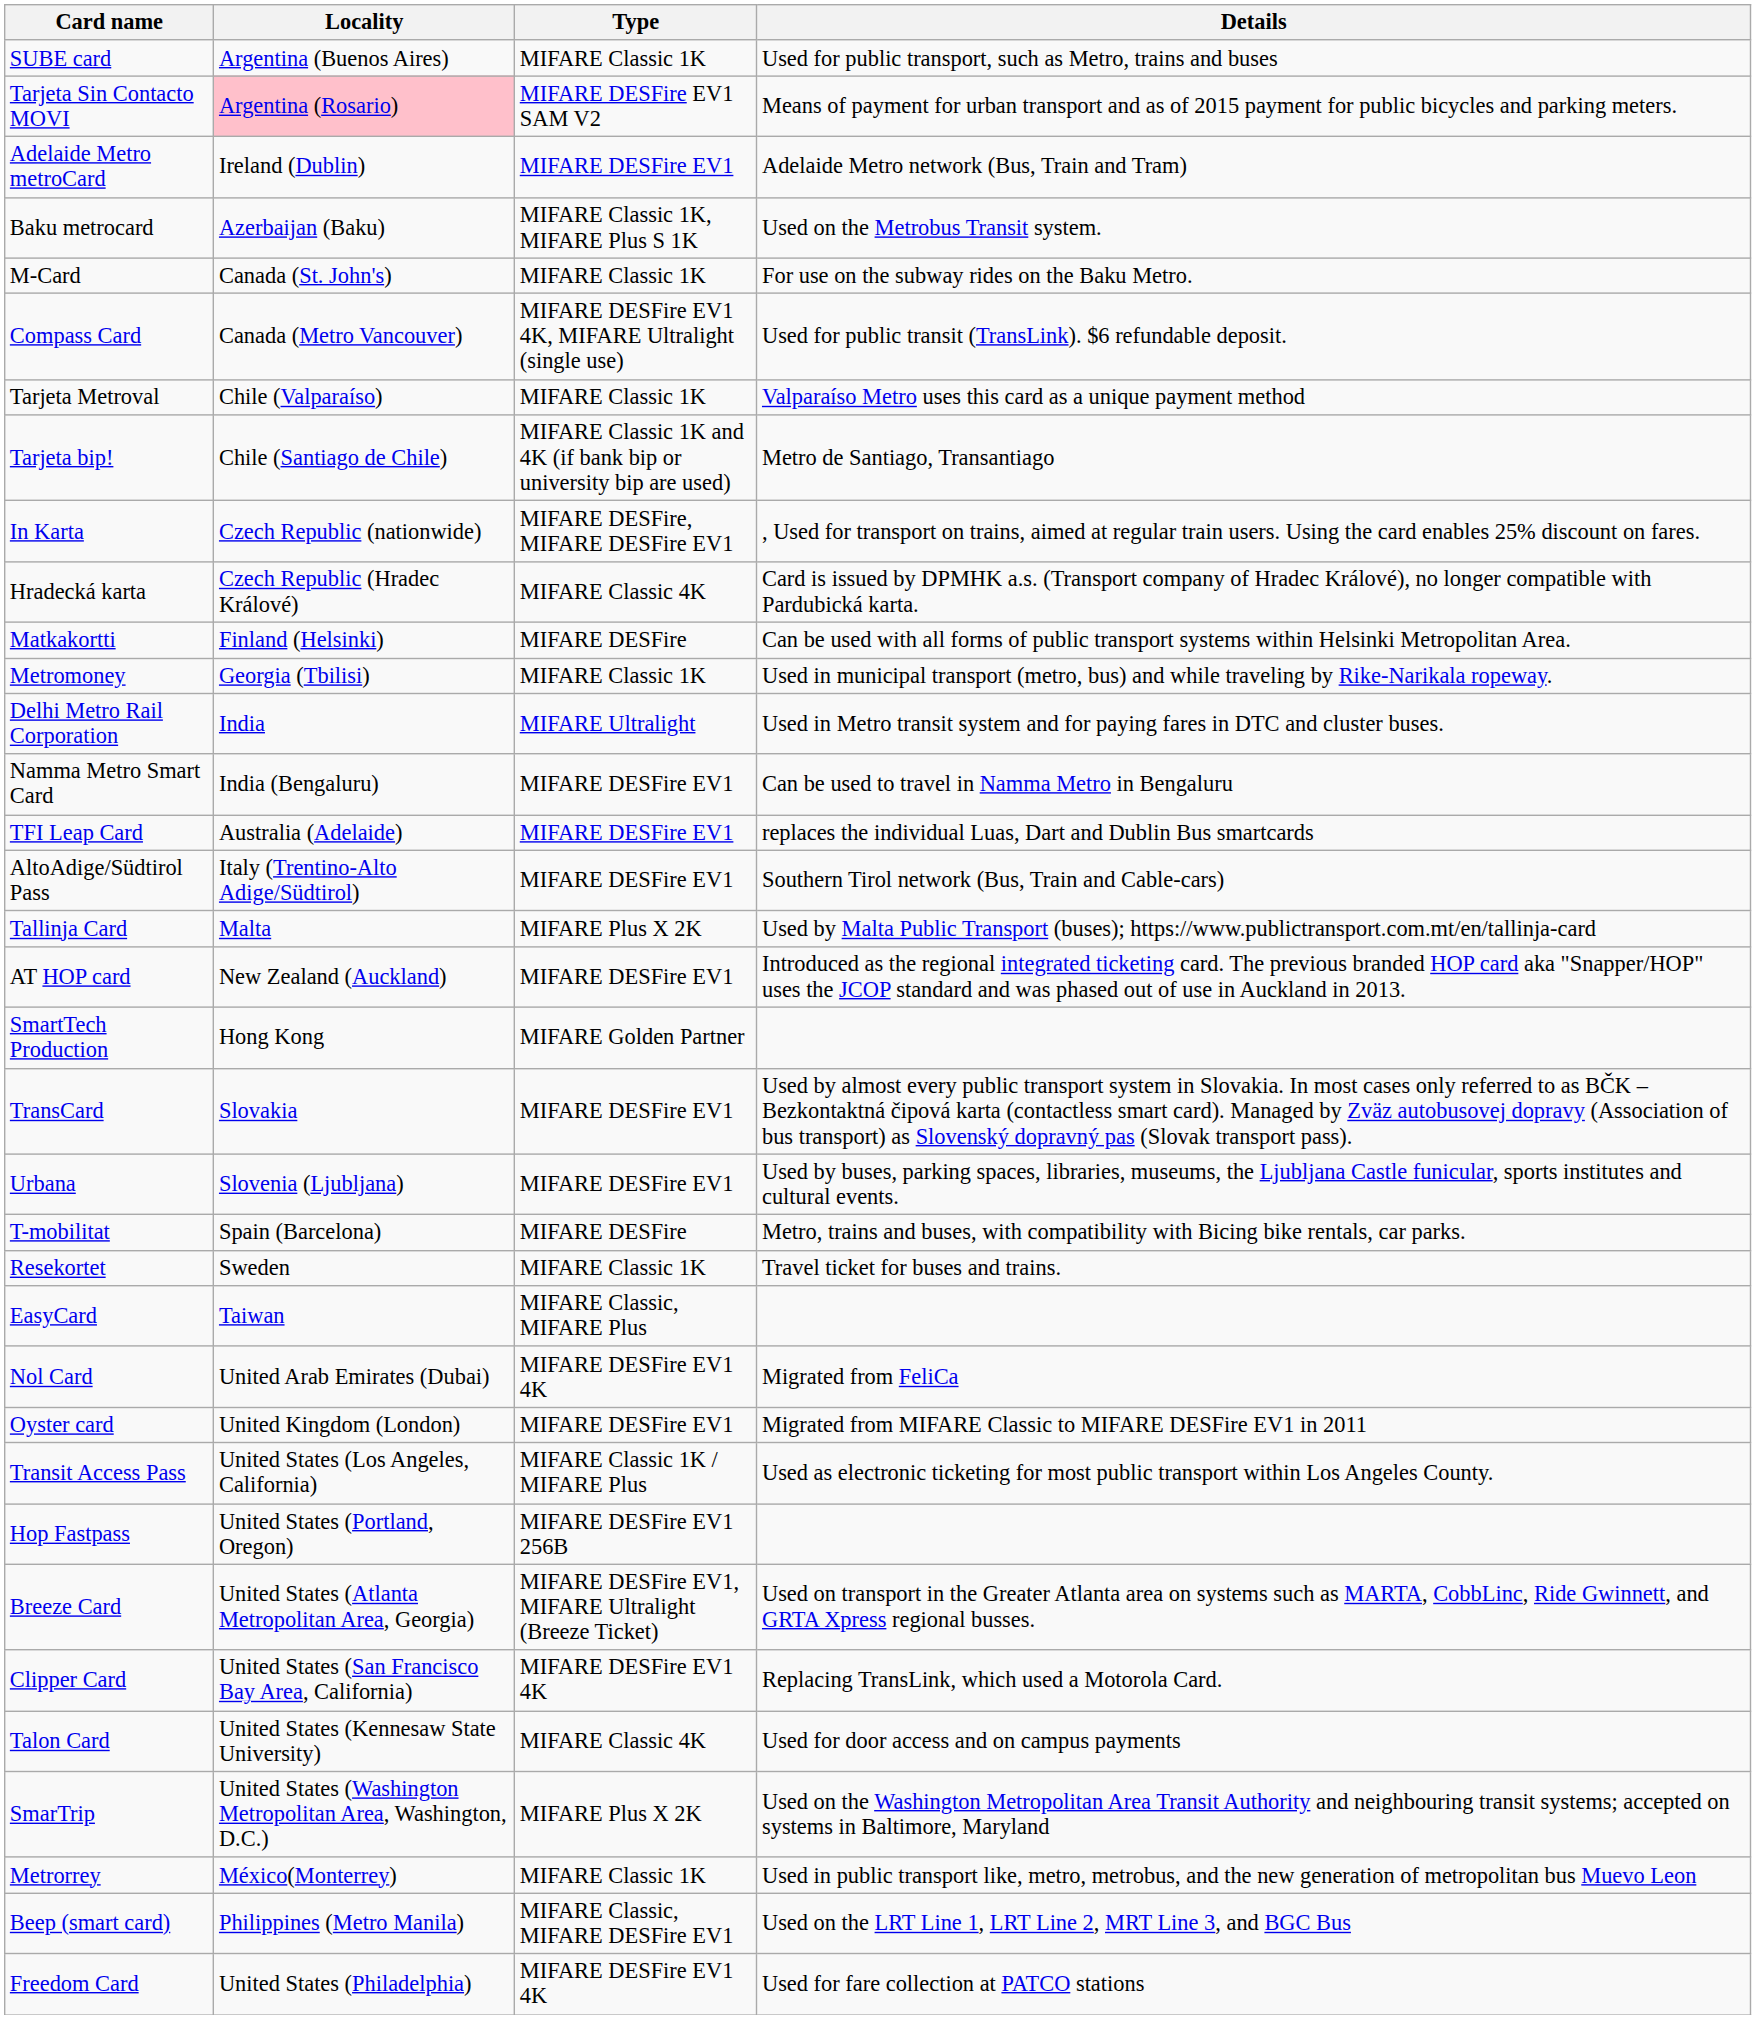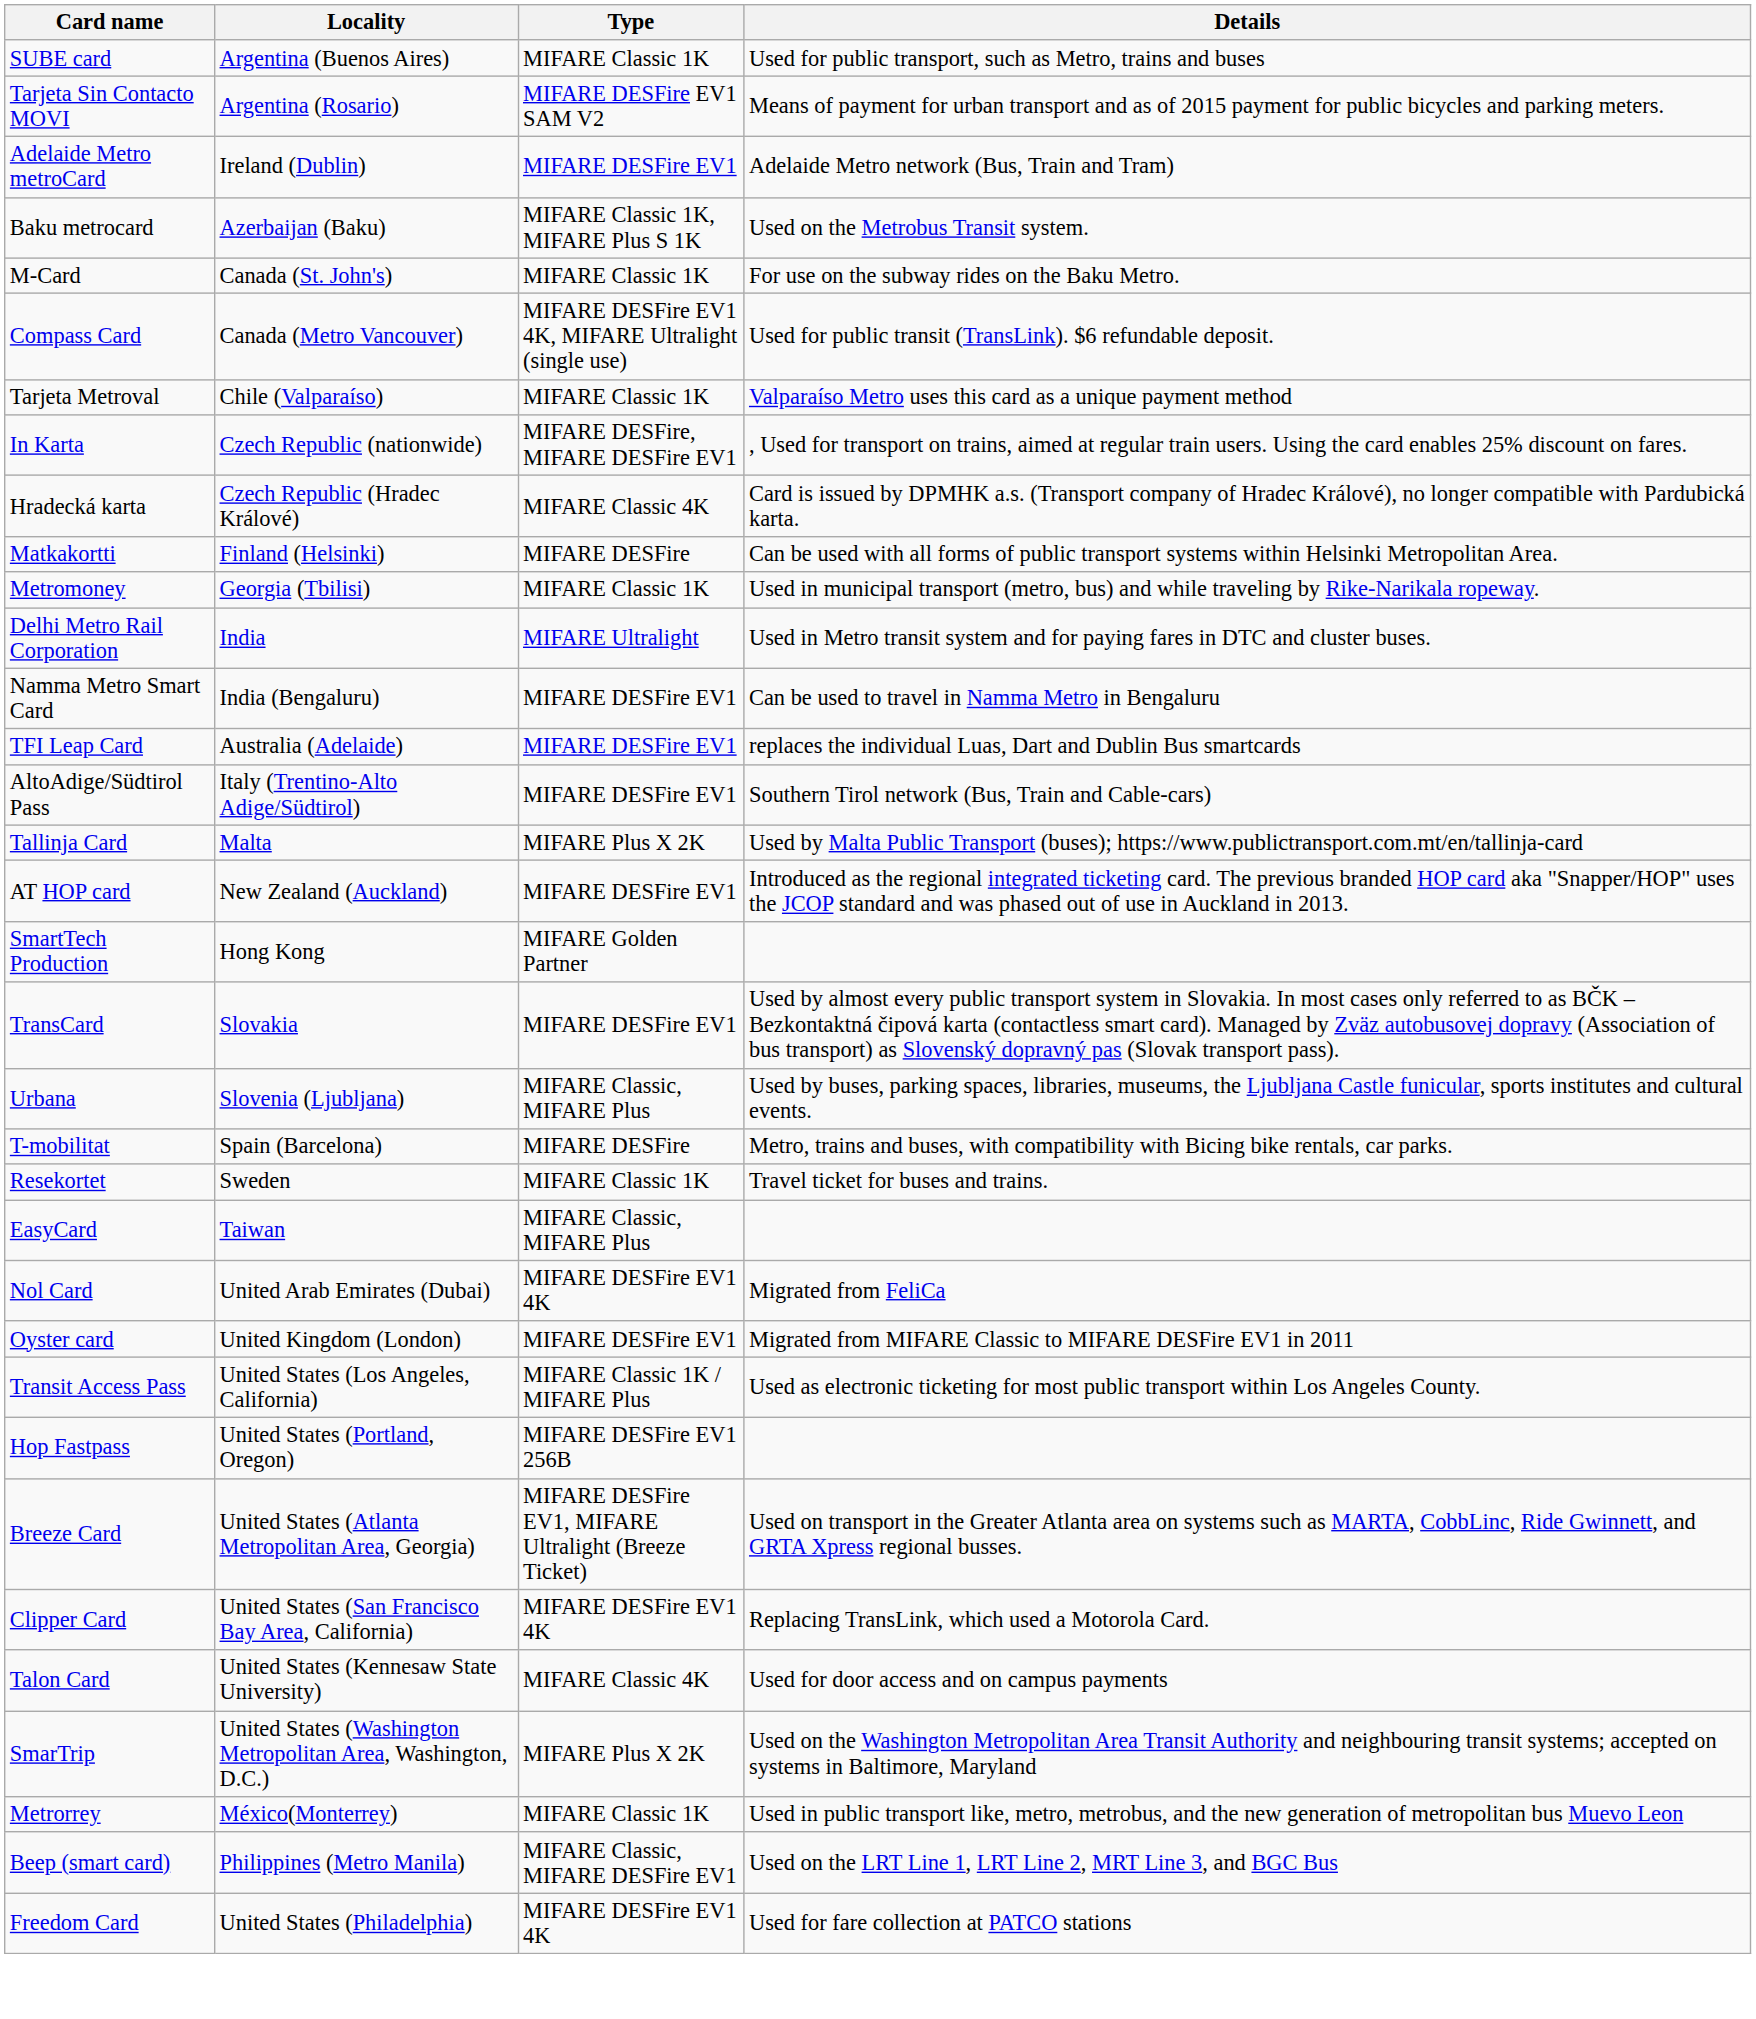(309, 105) pink background -> (309, 105) no background
- row: (62, 457)
(627, 1184) MIFARE DESFire EV1 -> (602, 1098) MIFARE Classic, MIFARE Plus
